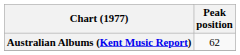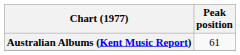(215, 42) 62 -> (215, 42) 61
